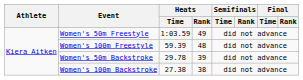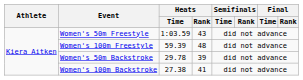(202, 33) 49 -> (202, 33) 43
(202, 69) 38 -> (202, 69) 41
